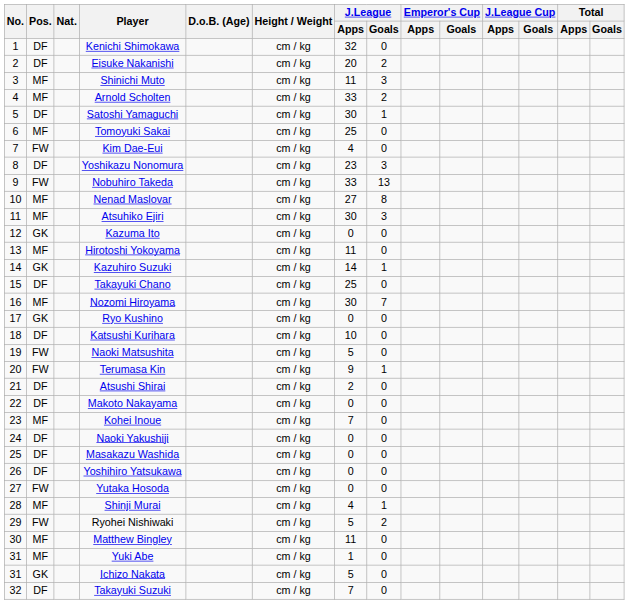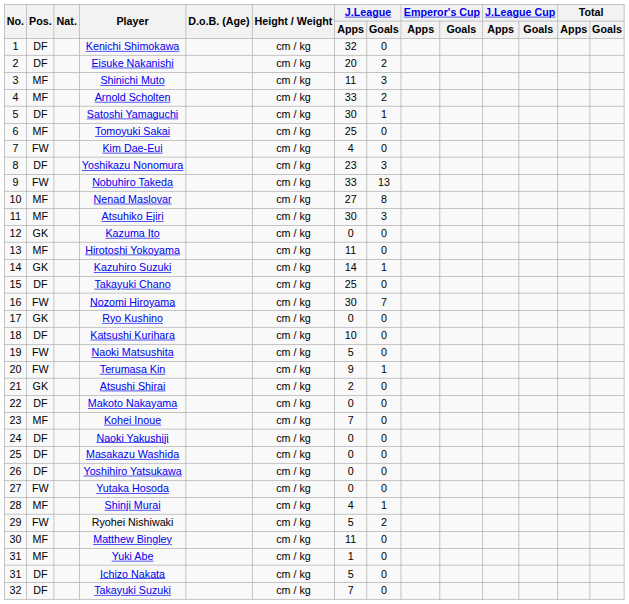(40, 302) MF -> (40, 302) FW
(40, 387) DF -> (40, 387) GK
(40, 574) GK -> (40, 574) DF
